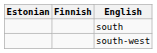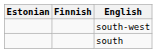rows swapped: (110, 26) <-> (123, 41)
